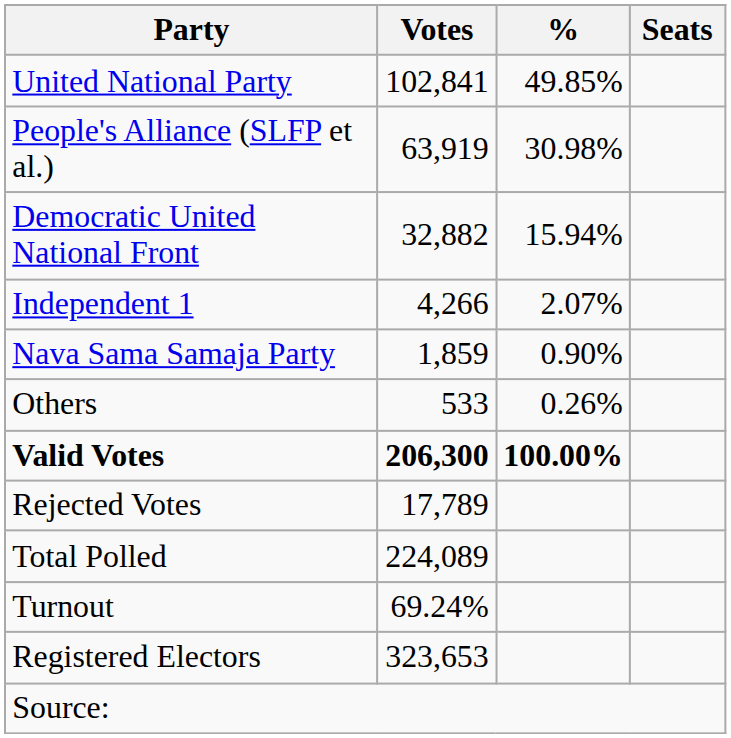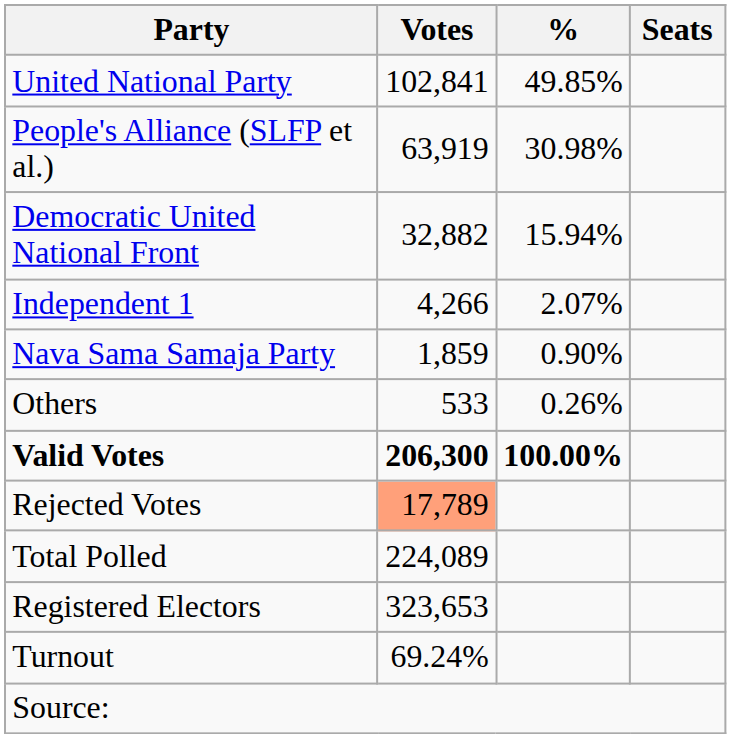(445, 505) no background -> (445, 505) lightsalmon background
rows swapped: (137, 656) <-> (63, 606)
